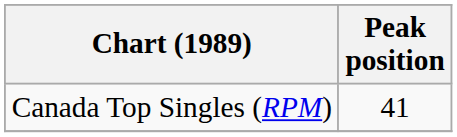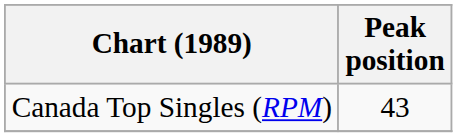(395, 107) 41 -> (395, 107) 43
